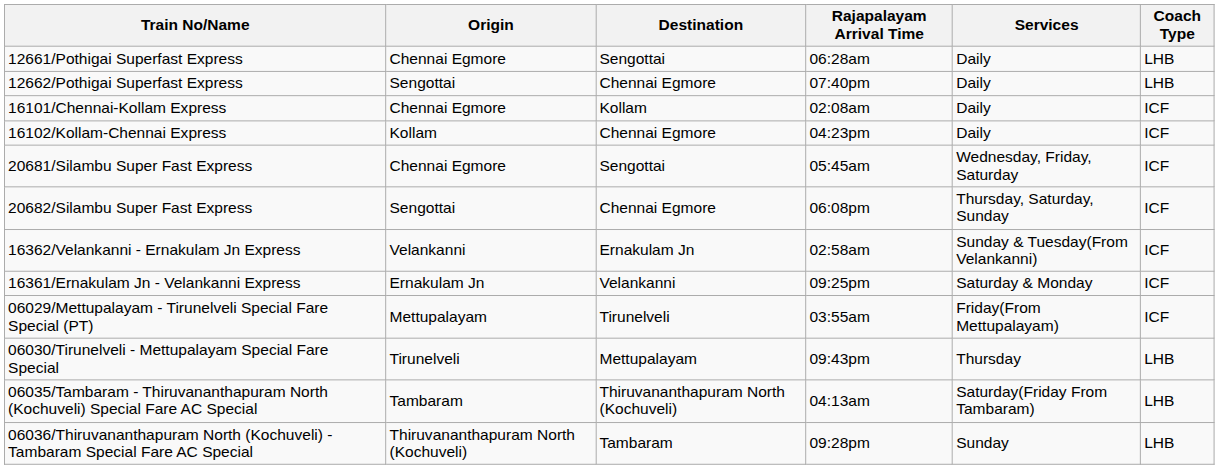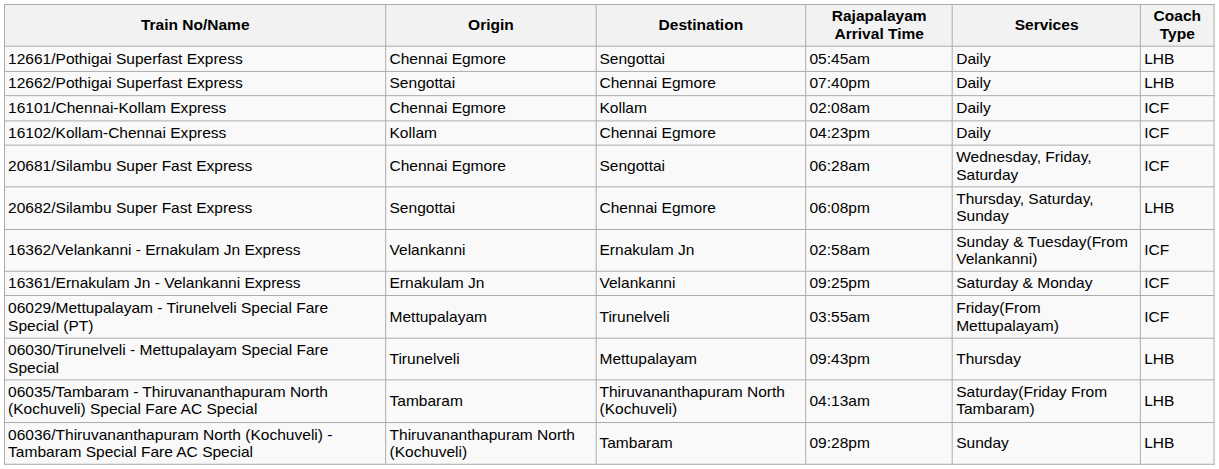(840, 58) 06:28am -> (840, 58) 05:45am
(840, 166) 05:45am -> (840, 166) 06:28am
(1157, 208) ICF -> (1159, 208) LHB
